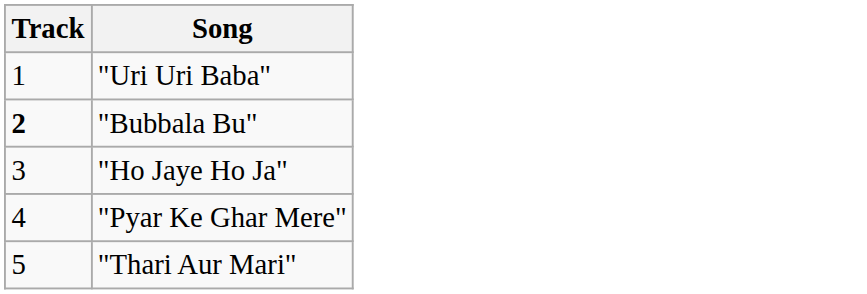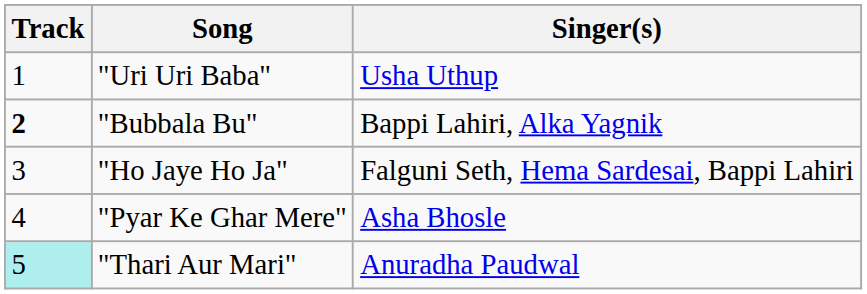+ column: (607, 28)
(19, 265) no background -> (19, 265) paleturquoise background
